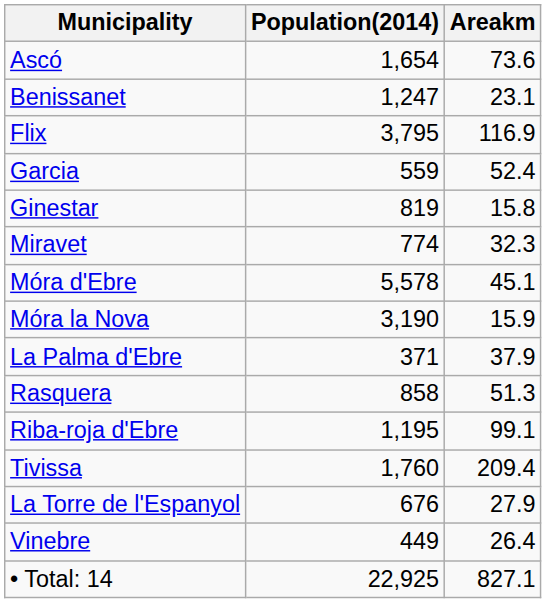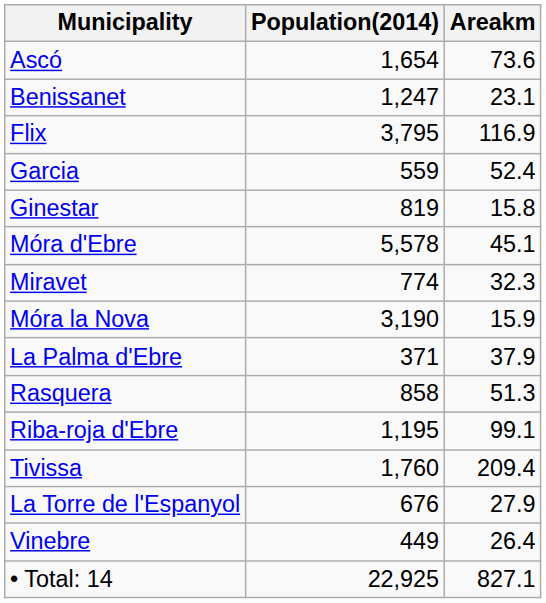rows swapped: (48, 245) <-> (73, 282)
